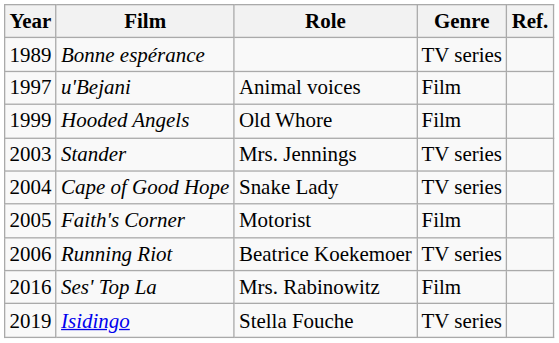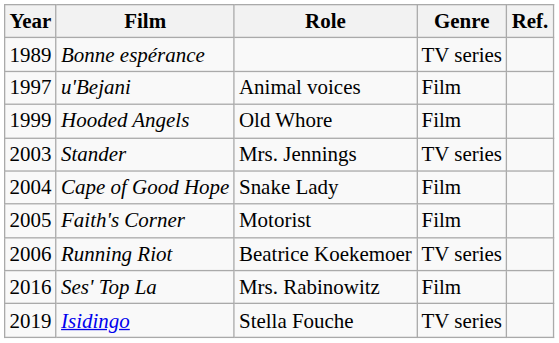(462, 187) TV series -> (441, 187) Film
